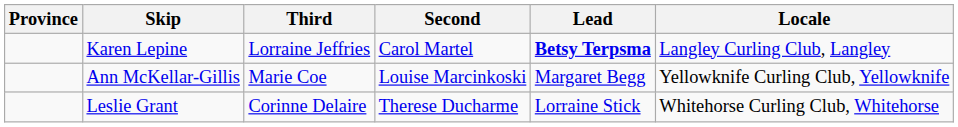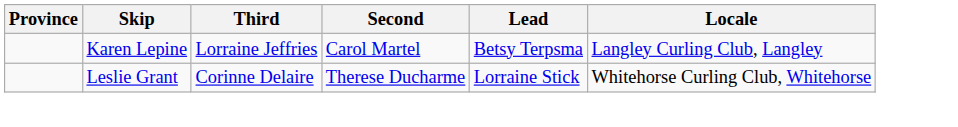(593, 48) bold -> (528, 48) normal
- row: (163, 77)
